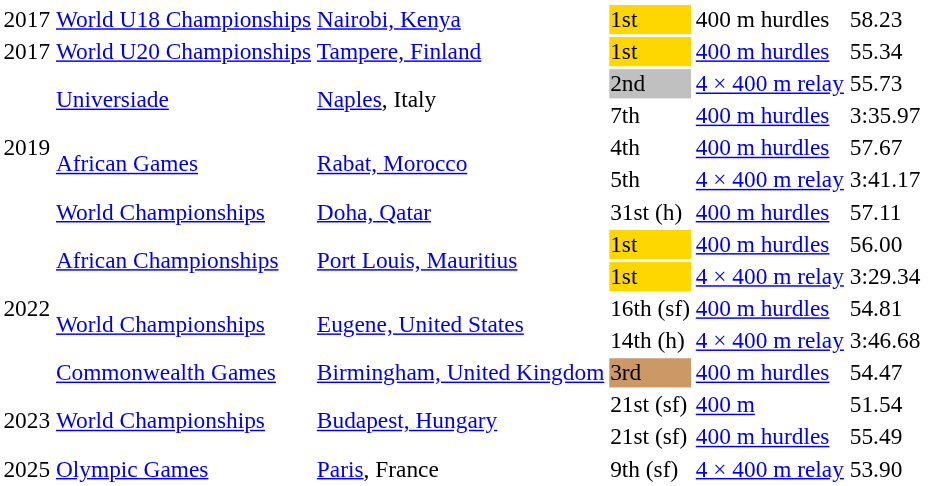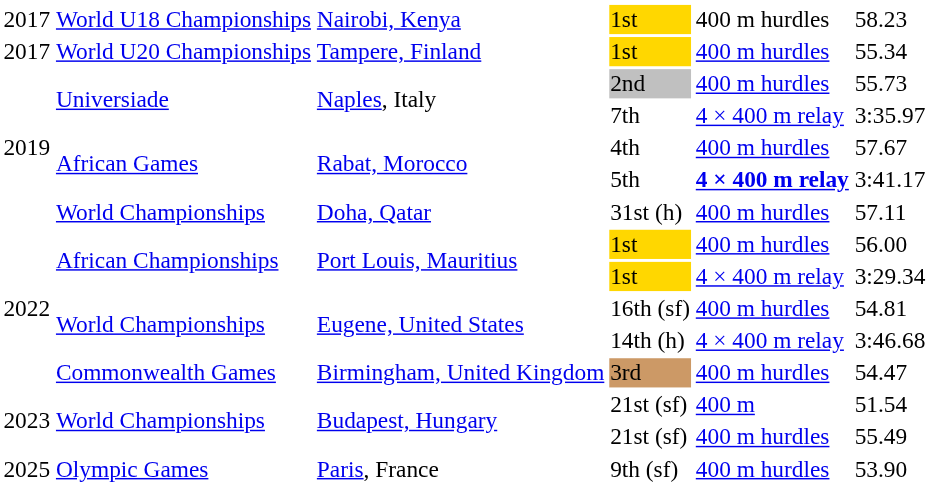(770, 83) 4 × 400 m relay -> (763, 83) 400 m hurdles
(763, 115) 400 m hurdles -> (770, 115) 4 × 400 m relay
(770, 179) normal -> (772, 179) bold
(770, 468) 4 × 400 m relay -> (763, 468) 400 m hurdles
